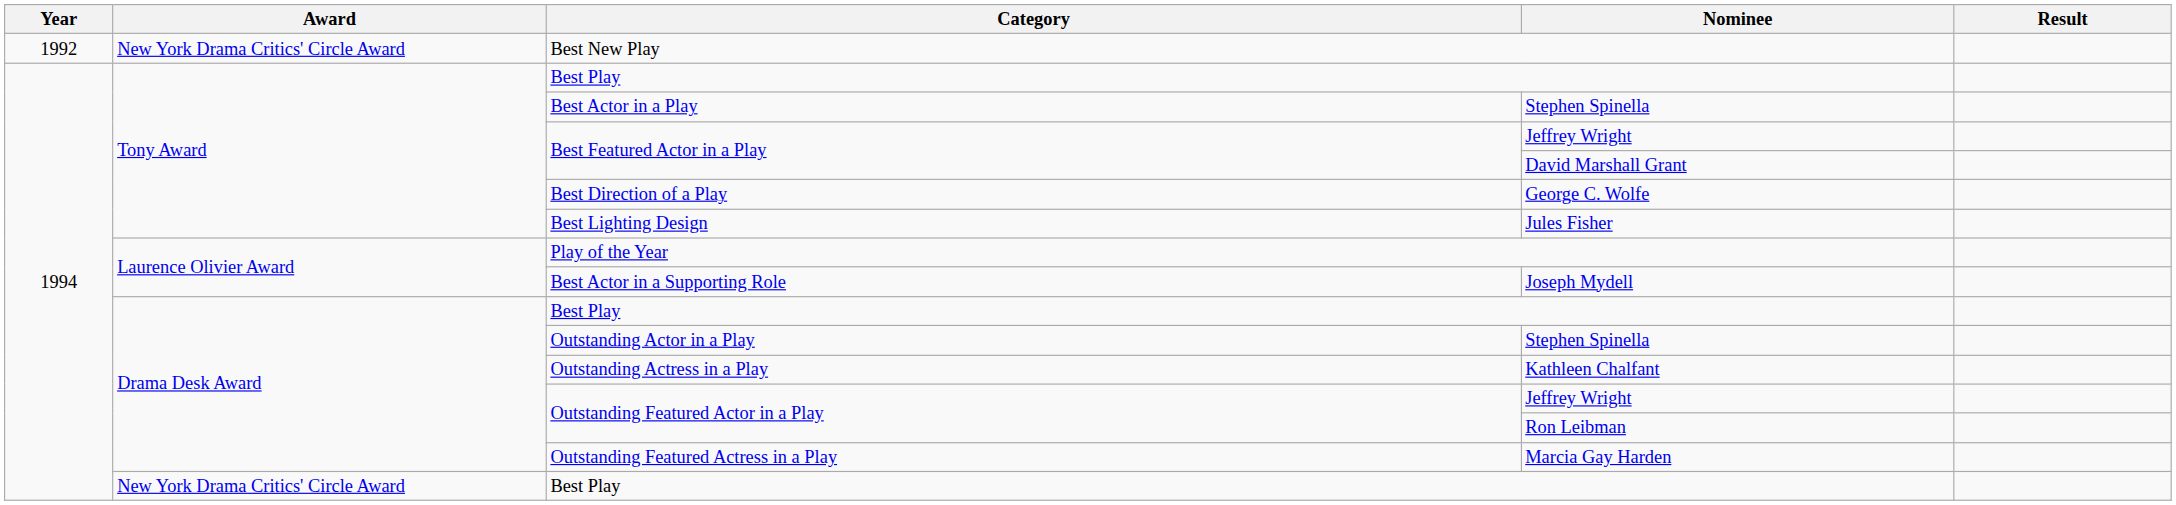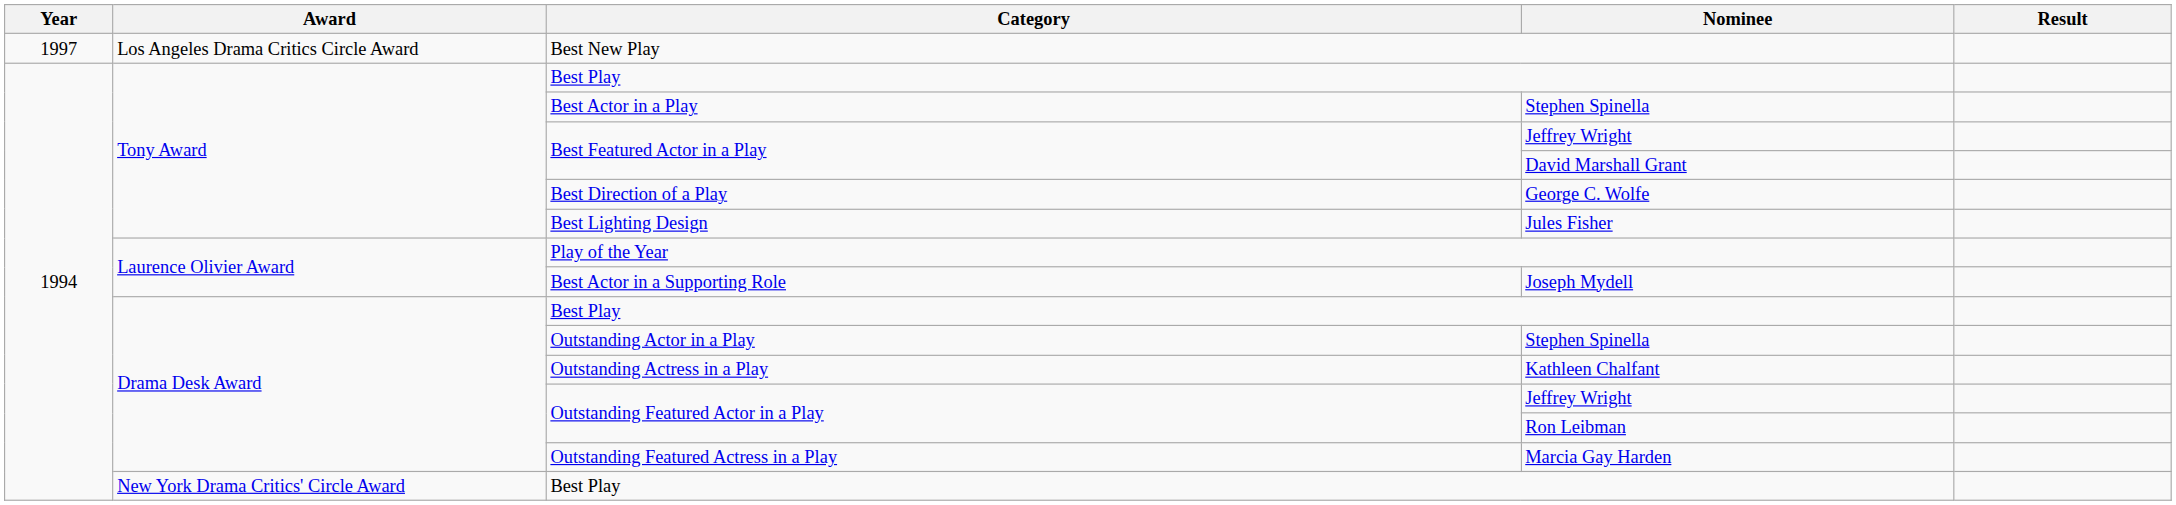(59, 48) 1992 -> (59, 48) 1997
(261, 48) New York Drama Critics' Circle Award -> (268, 48) Los Angeles Drama Critics Circle Award
